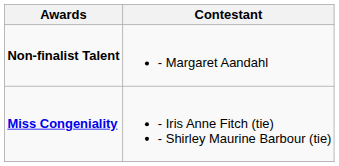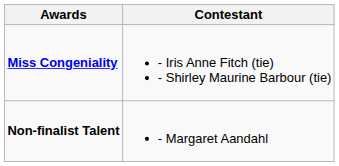rows swapped: (62, 123) <-> (63, 55)
